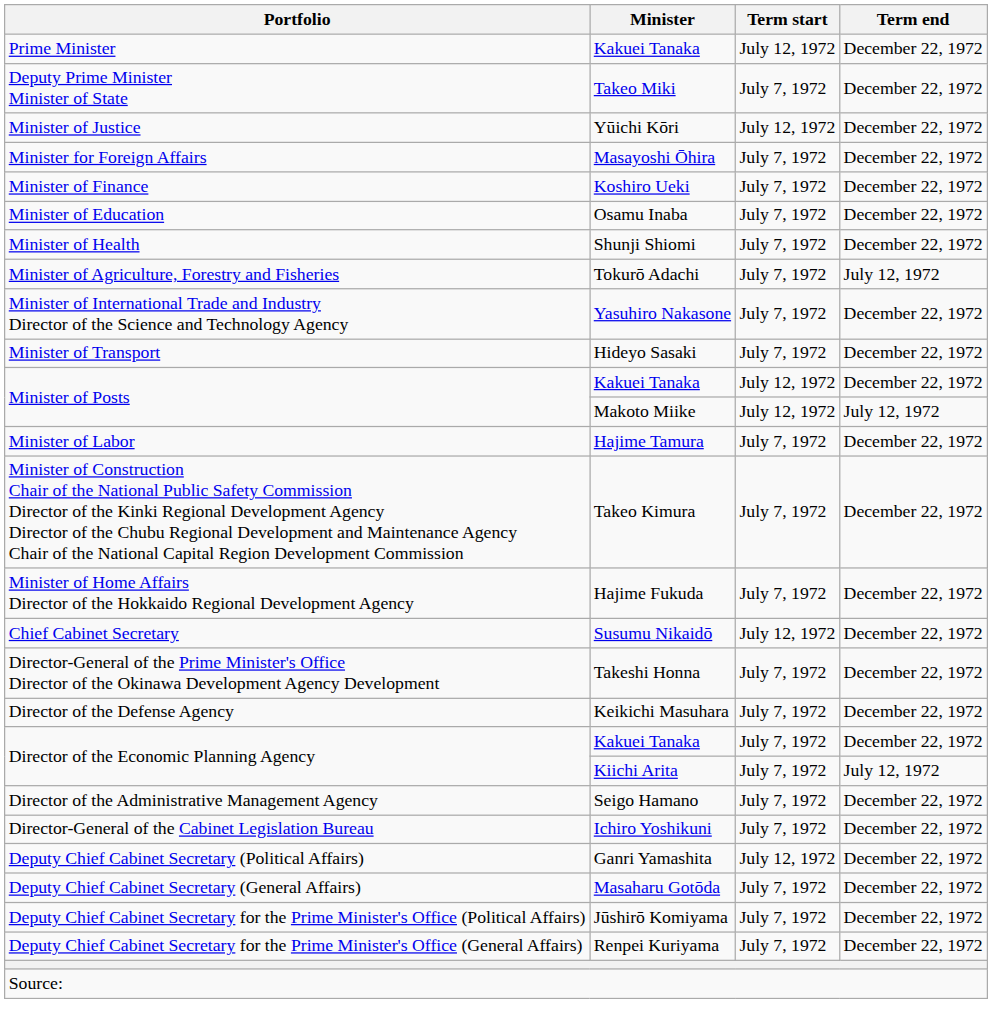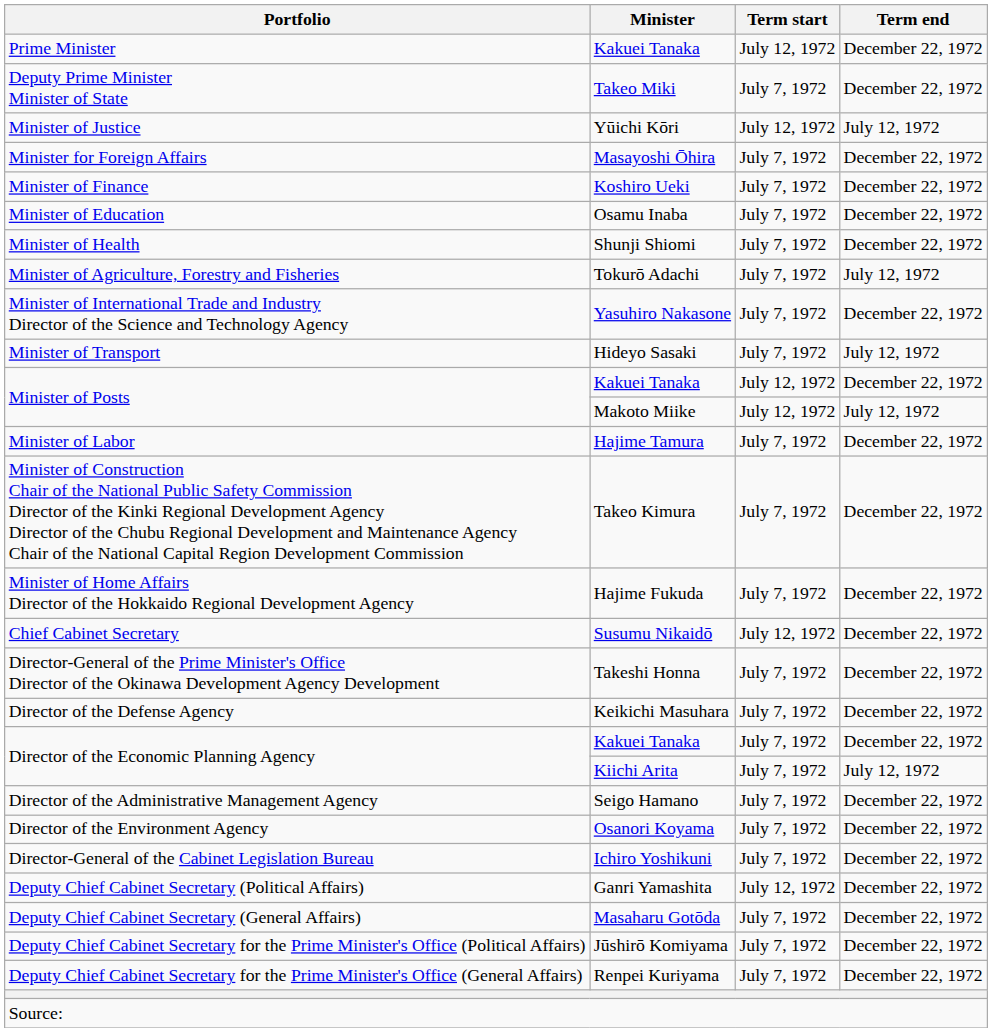(913, 128) December 22, 1972 -> (892, 128) July 12, 1972
(913, 353) December 22, 1972 -> (892, 353) July 12, 1972
+ row: (139, 829)
